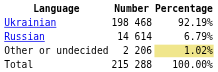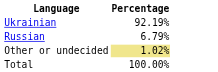- column: (132, 9)
